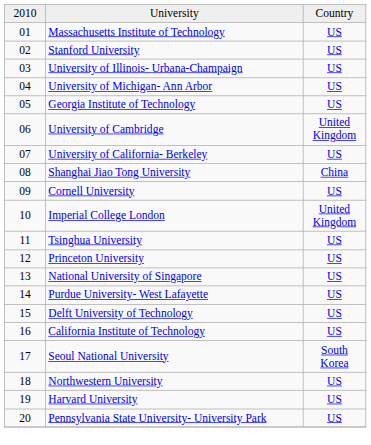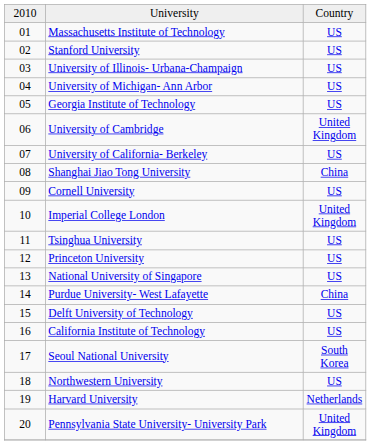(334, 295) US -> (334, 295) China
(334, 399) US -> (334, 399) Netherlands
(334, 417) US -> (334, 424) United Kingdom
